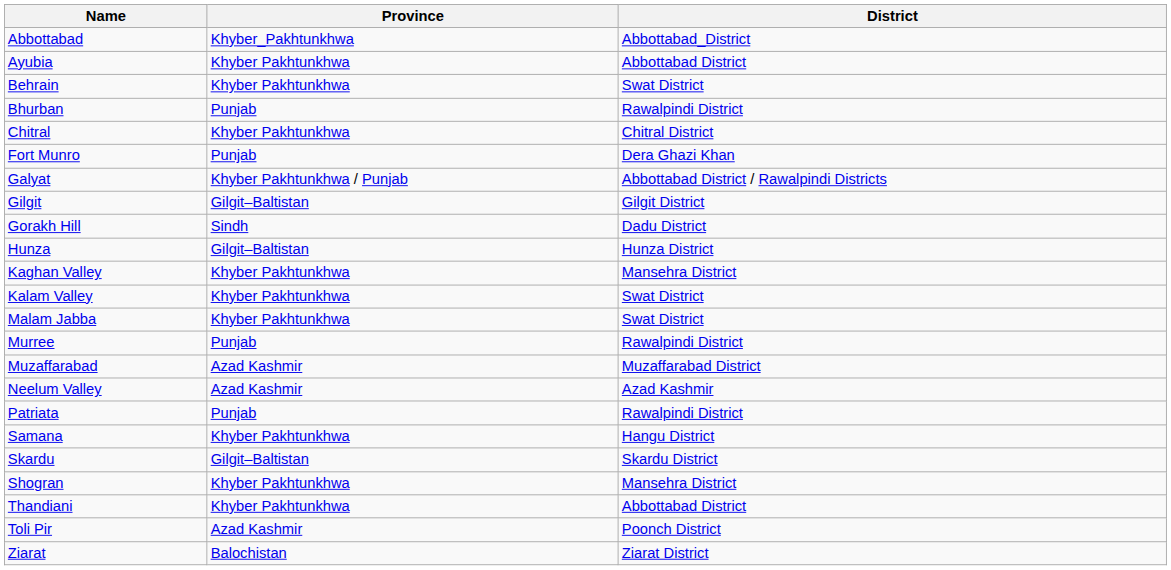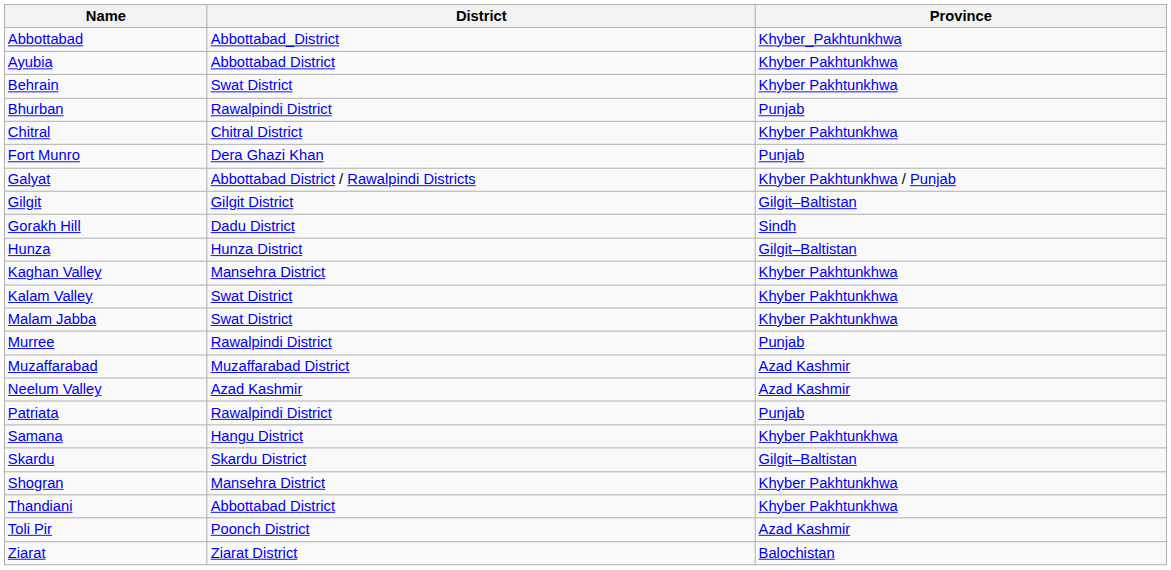columns swapped: (892, 16) <-> (413, 16)
